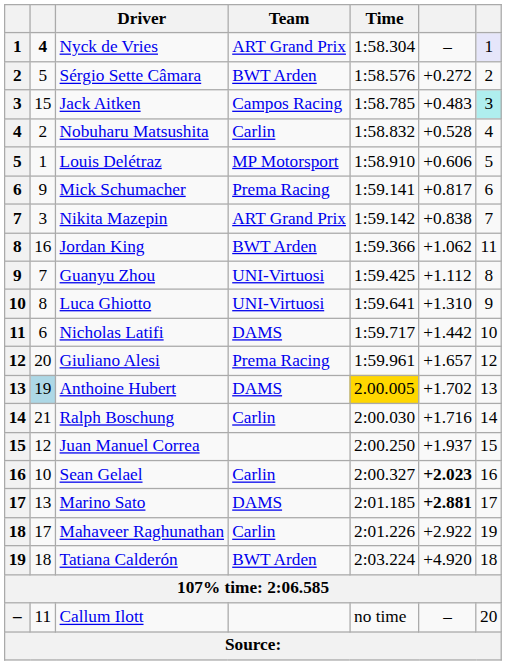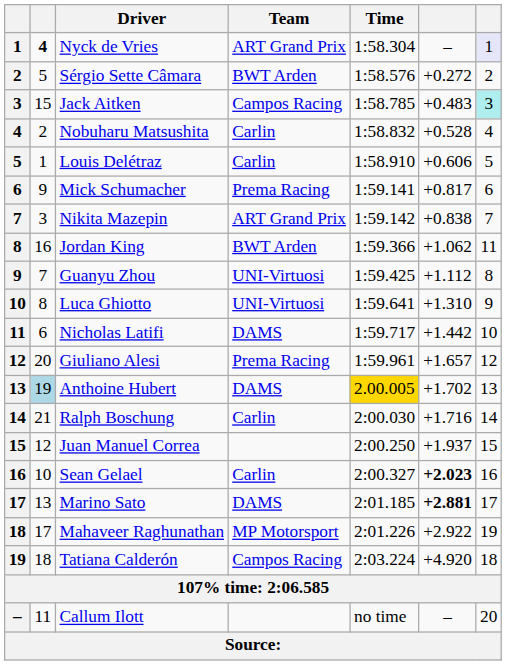(285, 160) MP Motorsport -> (254, 160) Carlin
(254, 531) Carlin -> (285, 531) MP Motorsport
(274, 559) BWT Arden -> (287, 559) Campos Racing
